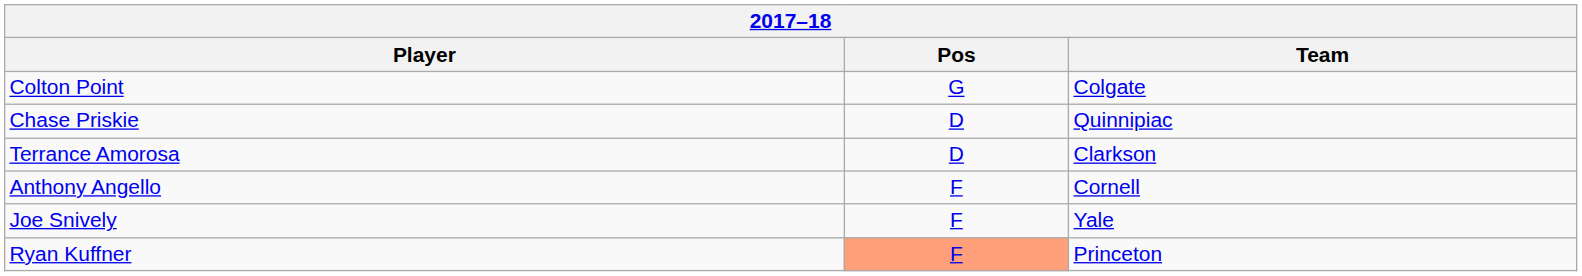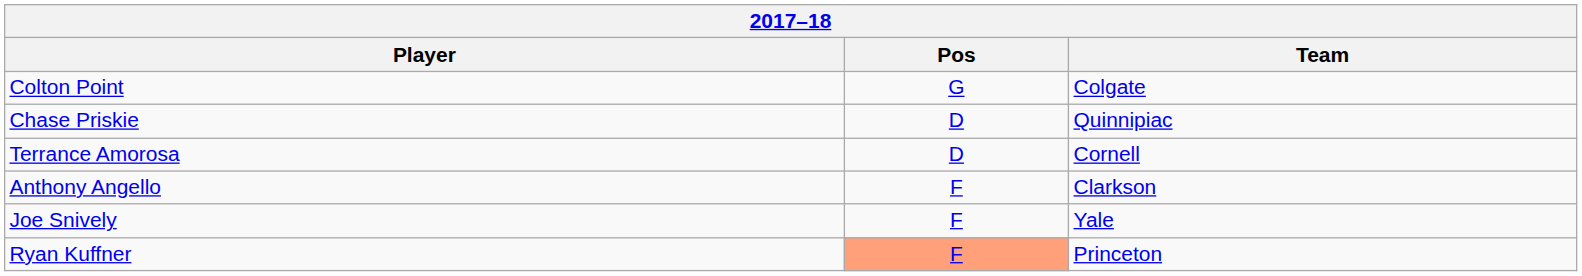(1115, 154) Clarkson -> (1107, 154) Cornell
(1107, 187) Cornell -> (1115, 187) Clarkson
